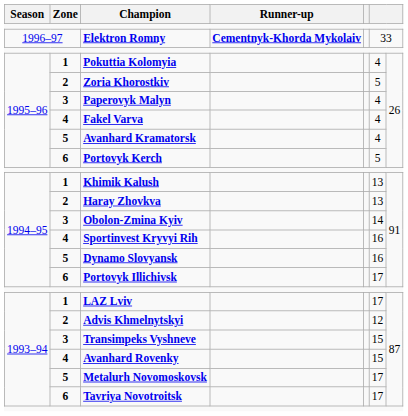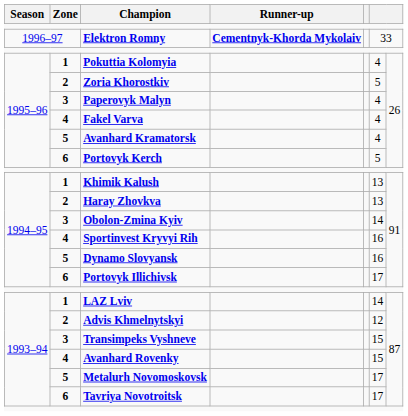(378, 301) 17 -> (378, 301) 14
